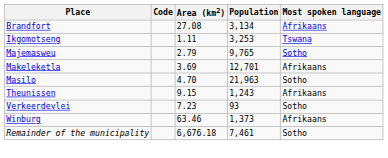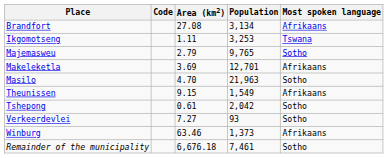(242, 93) 1,243 -> (242, 93) 1,549
+ row: (26, 107)
(187, 107) 7.23 -> (187, 120) 7.27
